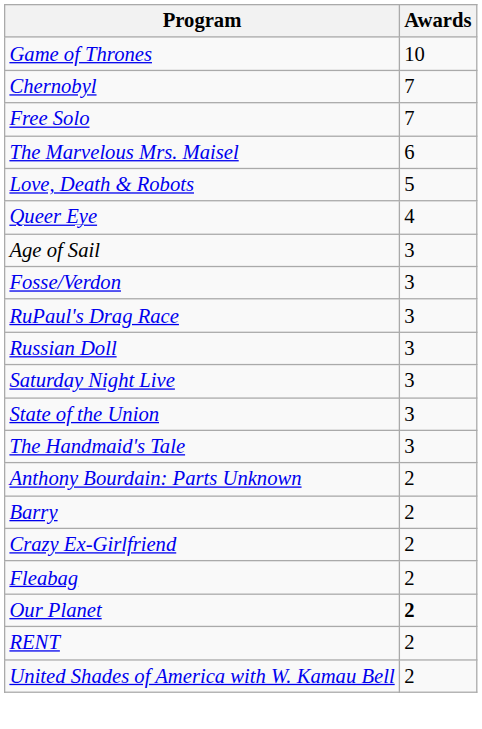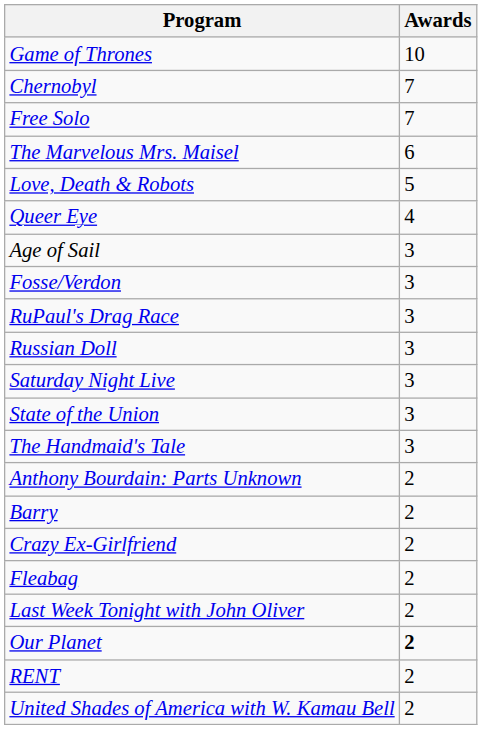+ row: (157, 610)
